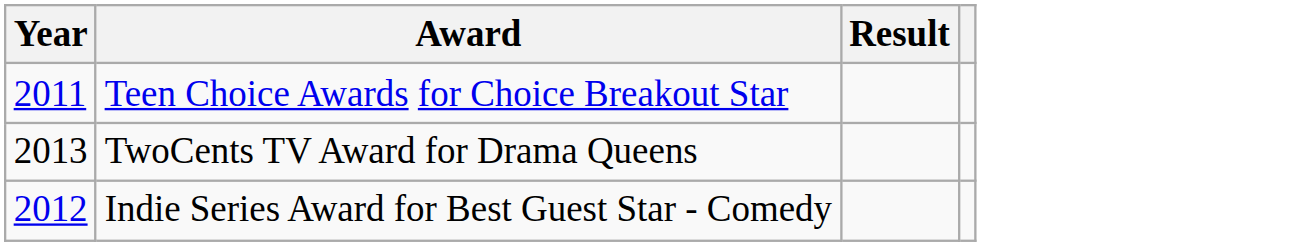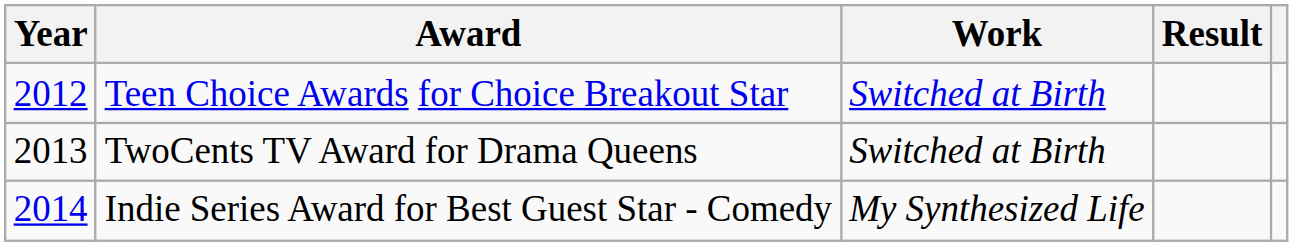+ column: (997, 33)
(50, 92) 2011 -> (51, 92) 2012
(51, 209) 2012 -> (51, 209) 2014
